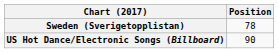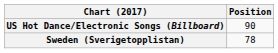rows swapped: (116, 26) <-> (116, 40)
